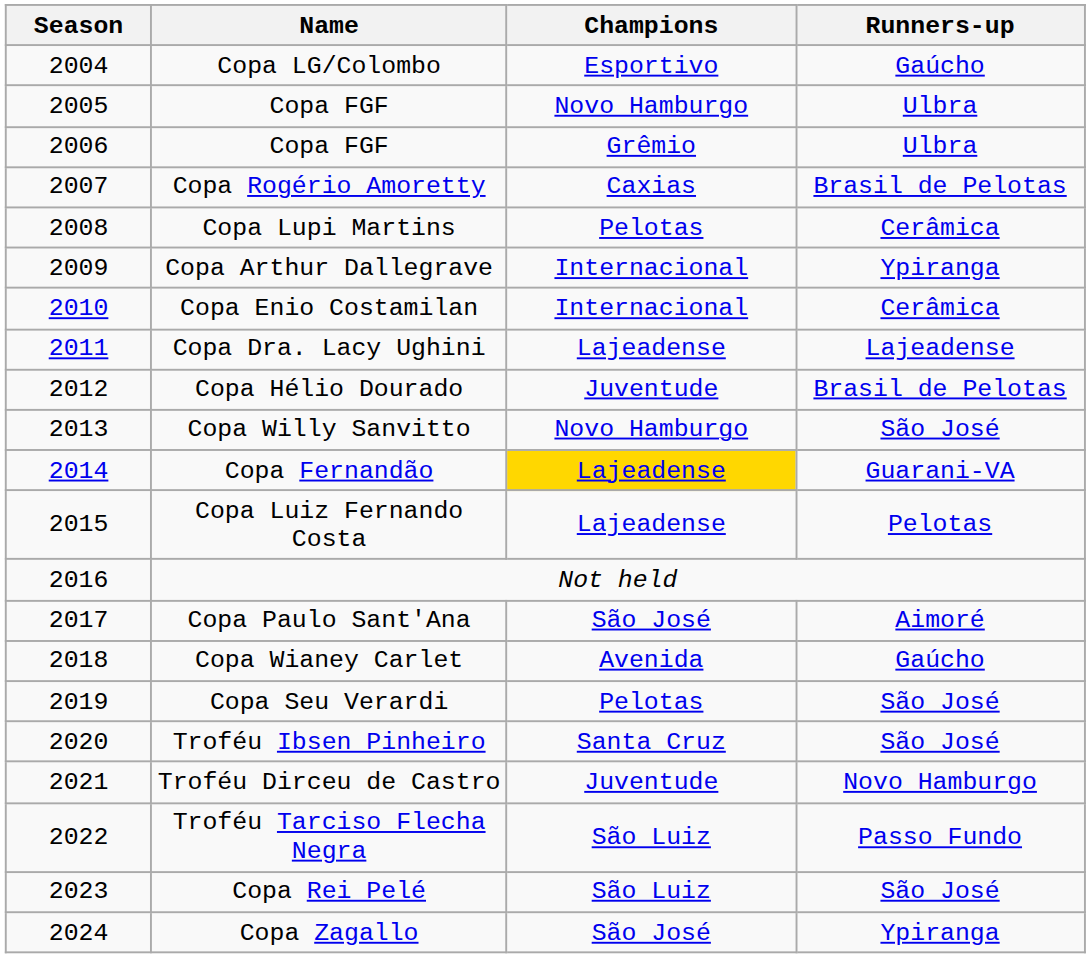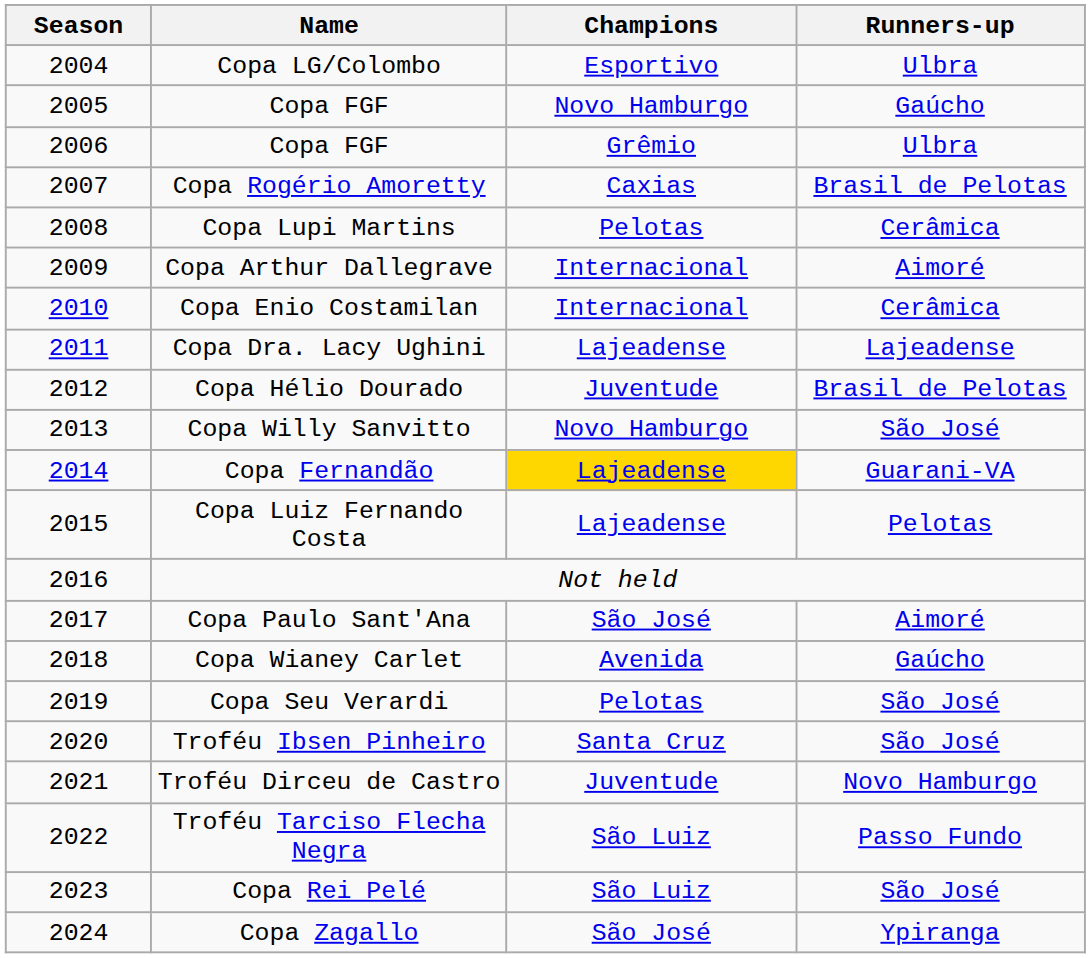(940, 66) Gaúcho -> (940, 66) Ulbra
(940, 106) Ulbra -> (940, 106) Gaúcho
(940, 268) Ypiranga -> (940, 268) Aimoré
